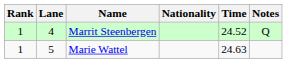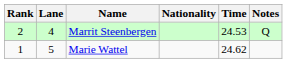(20, 31) 1 -> (20, 31) 2
(234, 31) 24.52 -> (234, 31) 24.53
(234, 49) 24.63 -> (234, 49) 24.62
